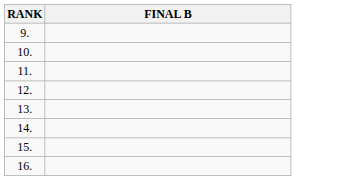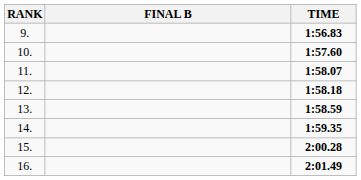+ column: (324, 14)
